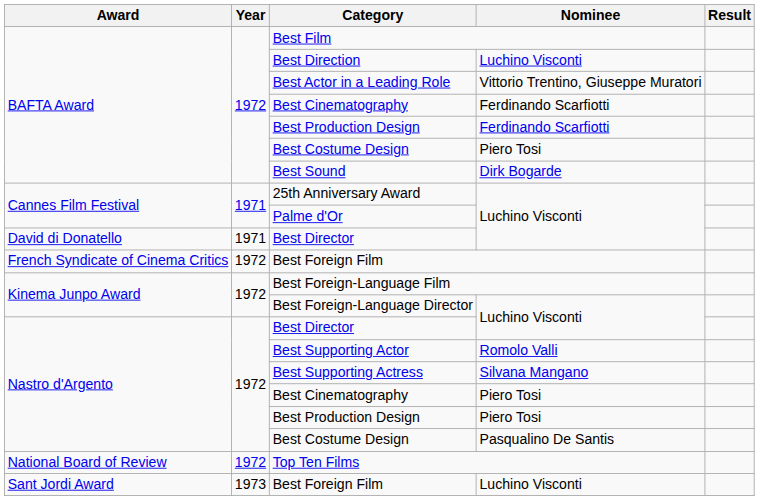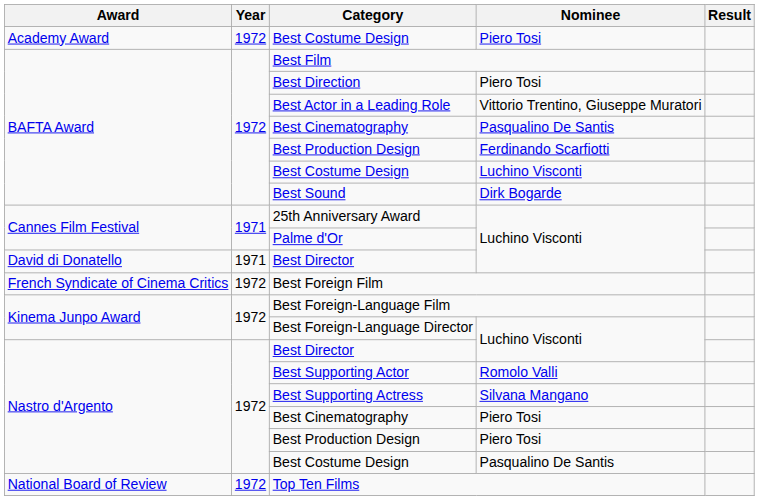+ row: (58, 37)
(531, 60) Luchino Visconti -> (510, 82) Piero Tosi
(544, 104) Ferdinando Scarfiotti -> (547, 127) Pasqualino De Santis
(510, 149) Piero Tosi -> (531, 171) Luchino Visconti
- row: (61, 484)
